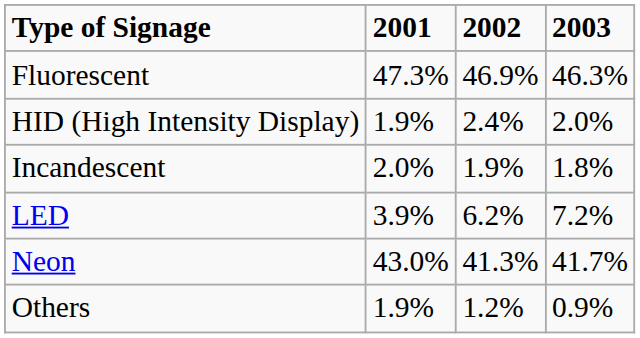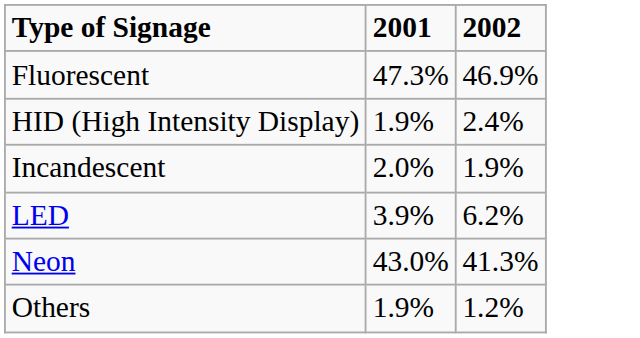- column: (581, 27)
